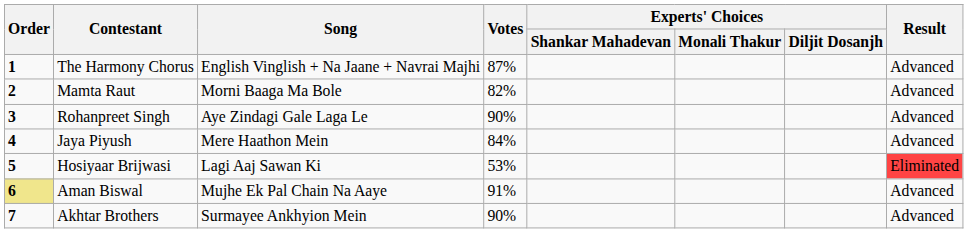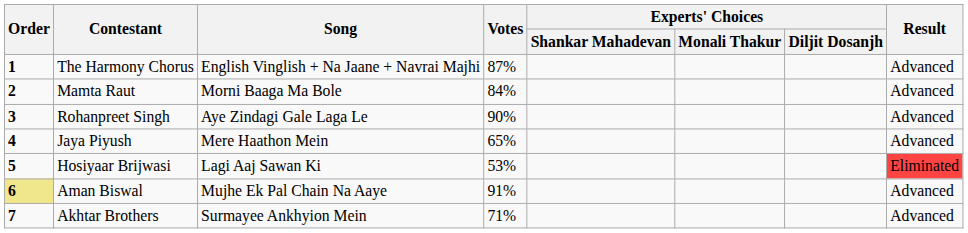(502, 91) 82% -> (502, 91) 84%
(502, 141) 84% -> (502, 141) 65%
(502, 215) 90% -> (502, 215) 71%
